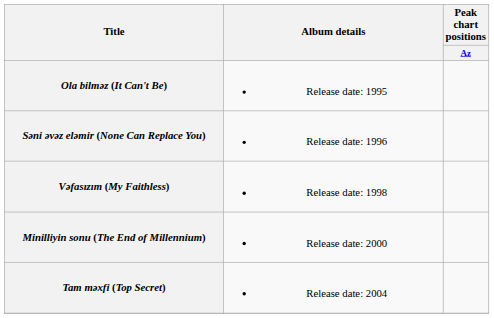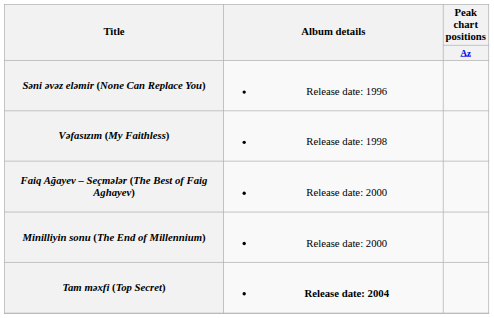- row: (114, 85)
+ row: (114, 186)
(333, 294) normal -> (333, 294) bold
